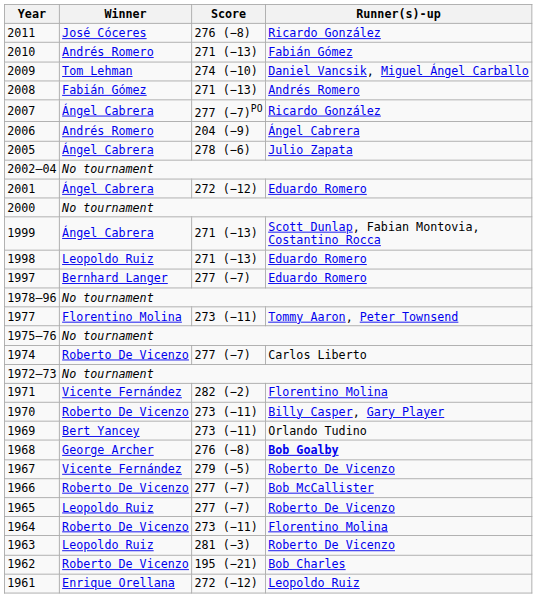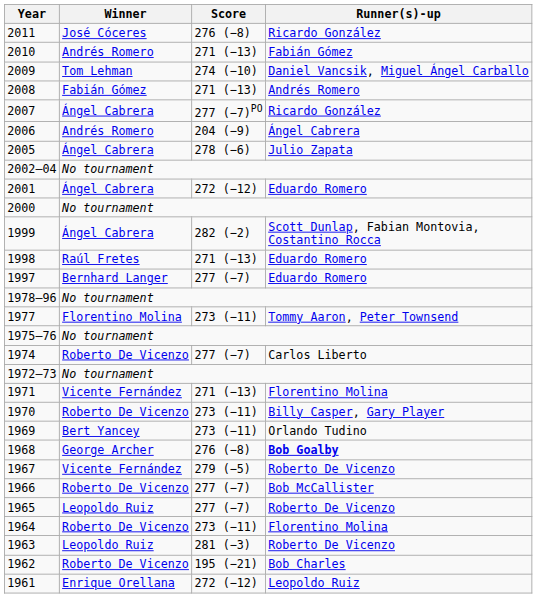(226, 233) 271 (−13) -> (223, 233) 282 (−2)
(108, 259) Leopoldo Ruiz -> (101, 259) Raúl Fretes
(223, 393) 282 (−2) -> (226, 393) 271 (−13)
